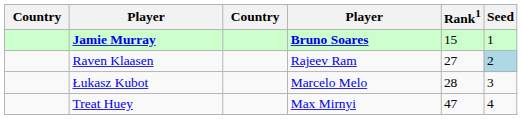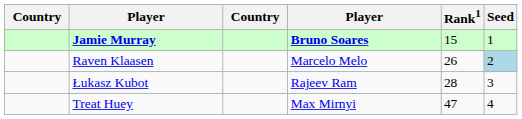(324, 61) Rajeev Ram -> (329, 61) Marcelo Melo
(451, 61) 27 -> (451, 61) 26
(329, 82) Marcelo Melo -> (324, 82) Rajeev Ram
